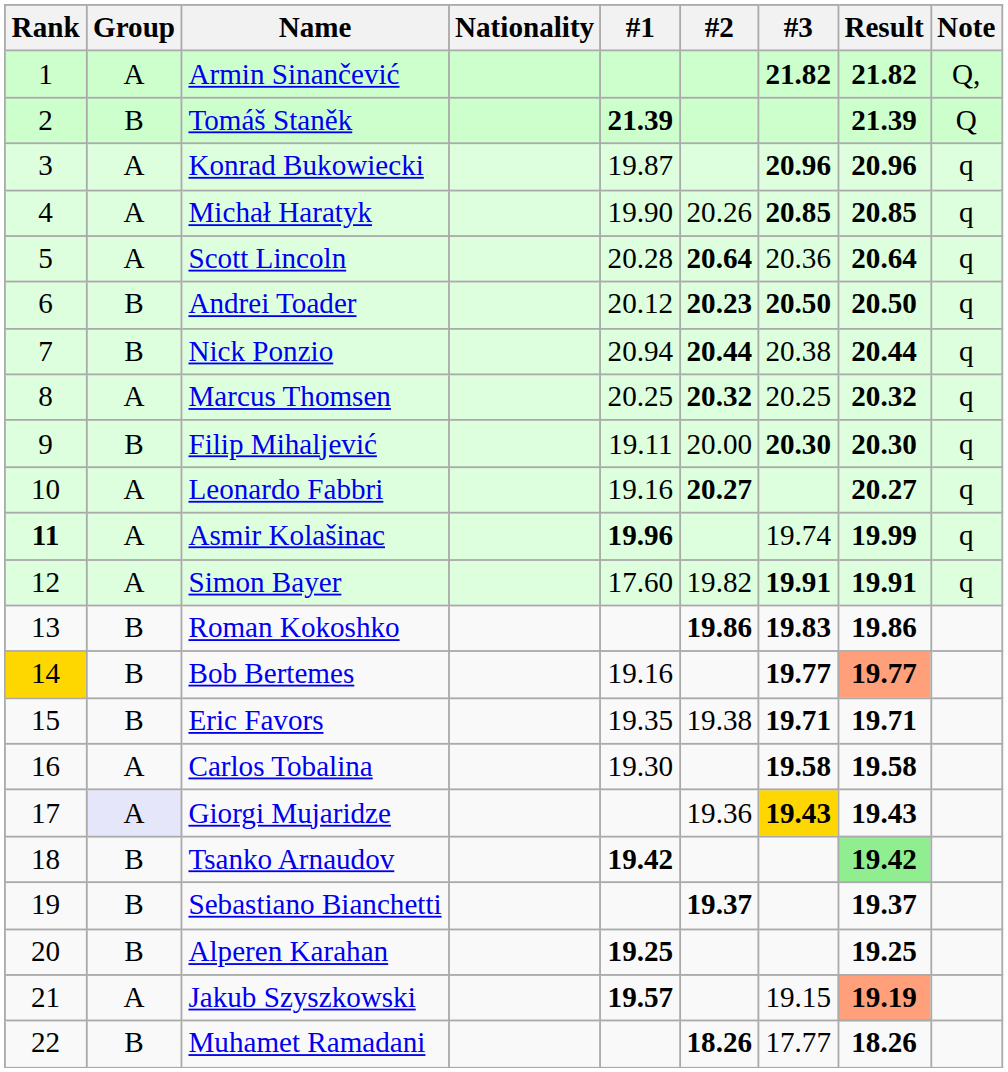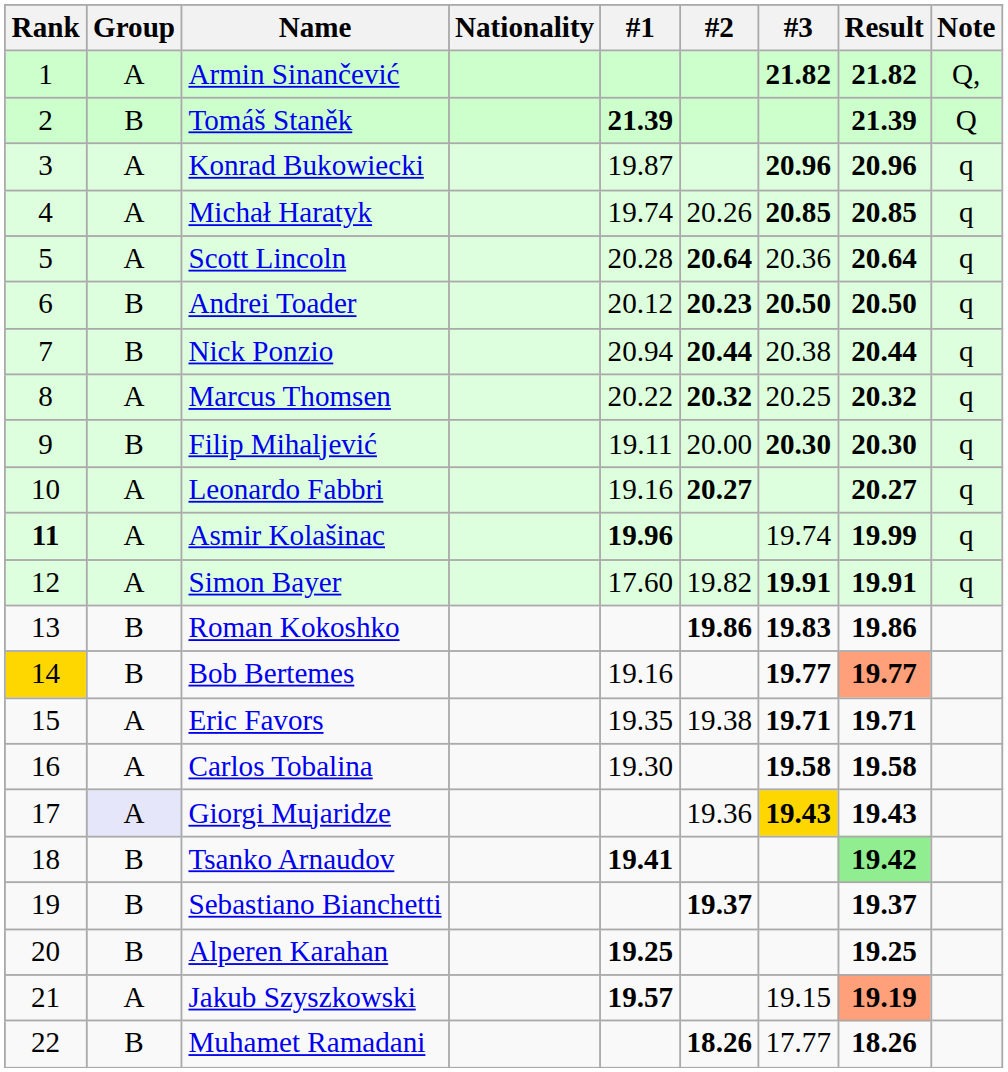(640, 212) 19.90 -> (640, 212) 19.74
(640, 397) 20.25 -> (640, 397) 20.22
(134, 720) B -> (134, 720) A
(640, 858) 19.42 -> (640, 858) 19.41
